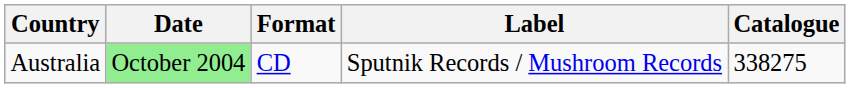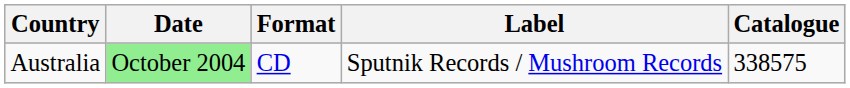(770, 62) 338275 -> (770, 62) 338575
